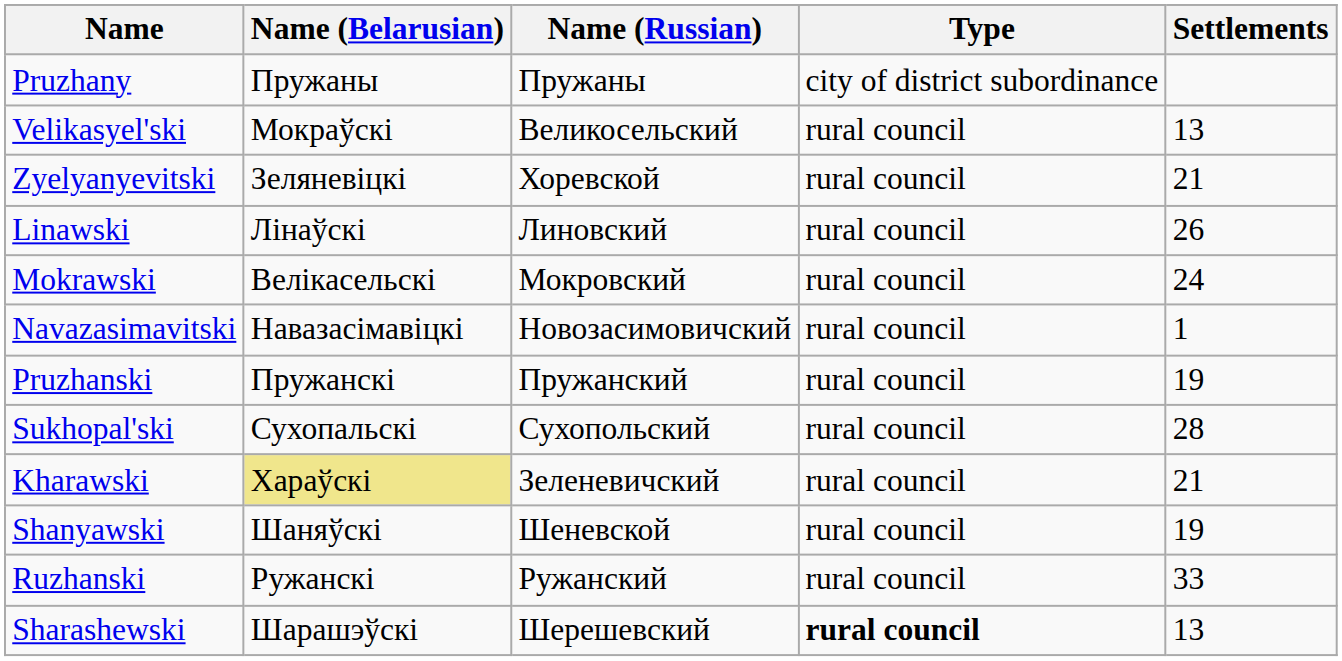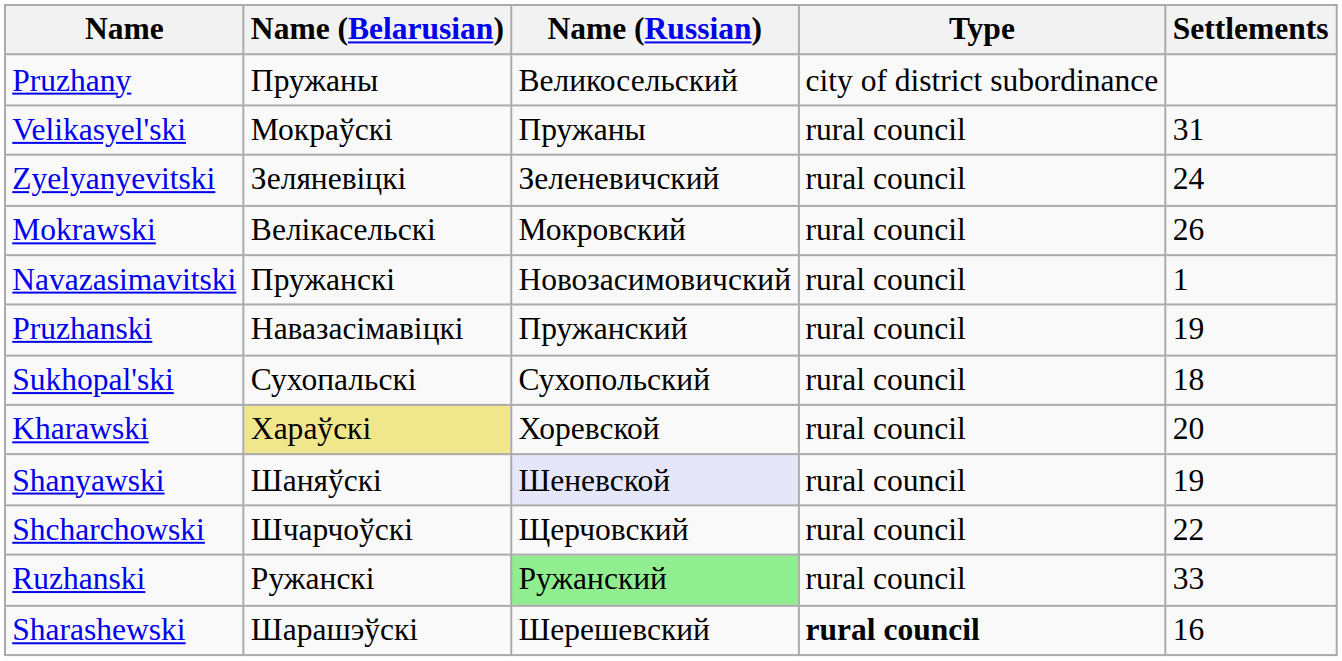(582, 79) Пружаны -> (628, 79) Великосельский
(628, 129) Великосельский -> (582, 129) Пружаны
(1189, 129) 13 -> (1189, 129) 31
(589, 179) Хоревской -> (619, 179) Зеленевичский
(1189, 179) 21 -> (1189, 179) 24
- row: (71, 229)
(1189, 279) 24 -> (1189, 229) 26
(357, 329) Навазасімавіцкі -> (323, 279) Пружанскі
(323, 379) Пружанскі -> (357, 329) Навазасімавіцкі
(1189, 429) 28 -> (1189, 379) 18
(619, 479) Зеленевичский -> (589, 429) Хоревской
(1189, 479) 21 -> (1189, 429) 20
(594, 529) no background -> (594, 479) lavender background
+ row: (109, 529)
(593, 579) no background -> (593, 579) lightgreen background
(1189, 629) 13 -> (1189, 629) 16
